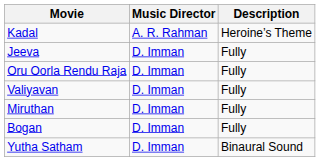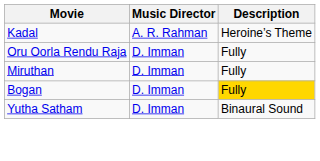- row: (23, 52)
- row: (33, 90)
(234, 128) no background -> (234, 90) gold background
